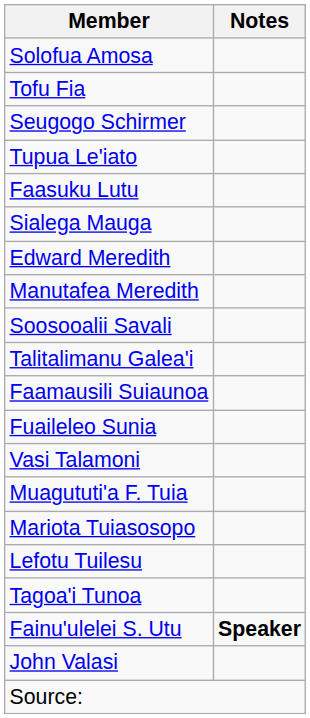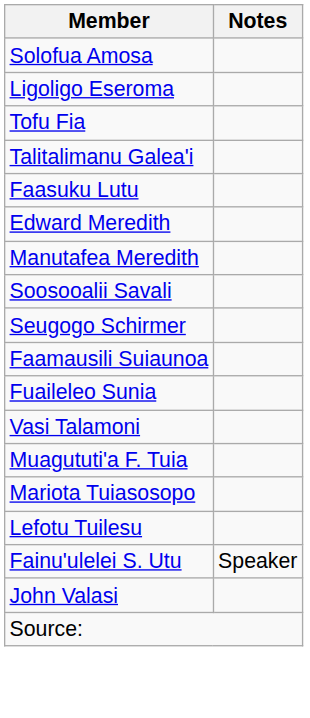+ row: (92, 88)
rows swapped: (101, 358) <-> (98, 122)
- row: (73, 156)
- row: (81, 223)
- row: (75, 595)
(260, 628) bold -> (258, 561) normal
